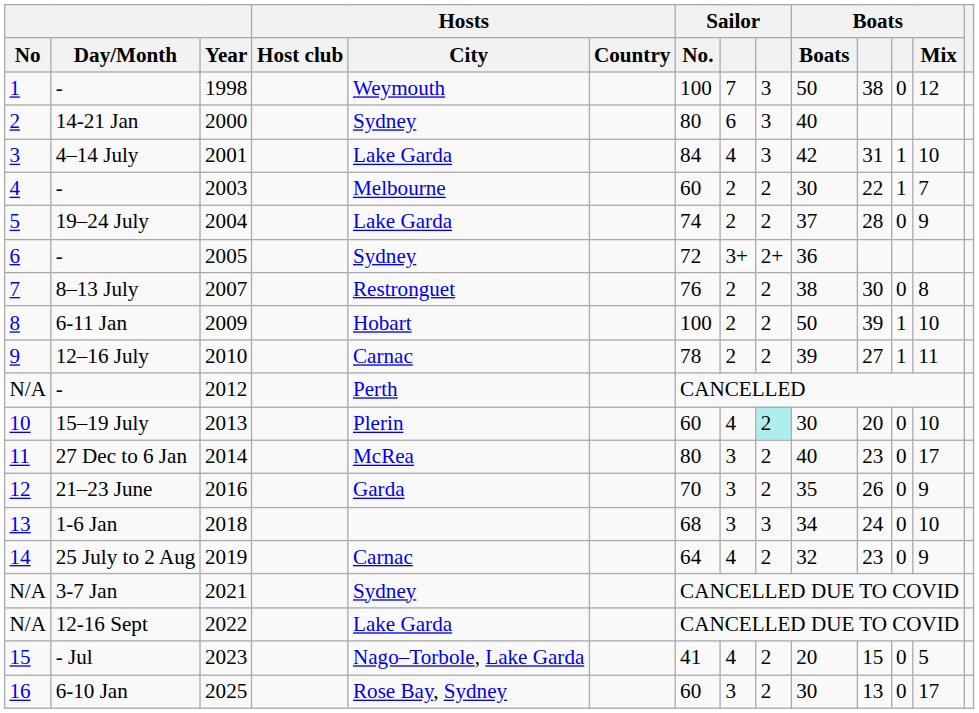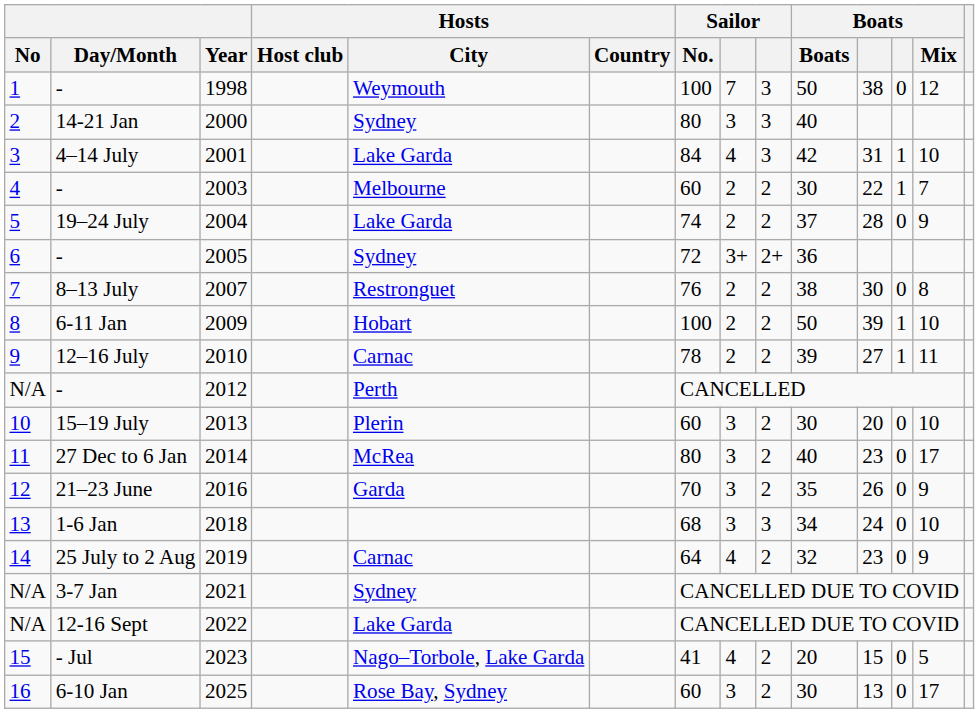(731, 121) 6 -> (731, 121) 3
(731, 423) 4 -> (731, 423) 3
(766, 423) paleturquoise background -> (766, 423) no background
